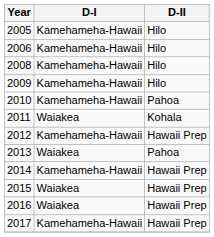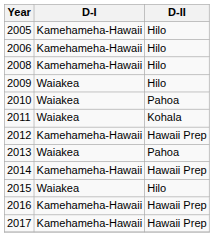(89, 83) Kamehameha-Hawaii -> (58, 83) Waiakea
(89, 100) Kamehameha-Hawaii -> (58, 100) Waiakea
(177, 188) Hawaii Prep -> (157, 188) Hilo
(58, 205) Waiakea -> (89, 205) Kamehameha-Hawaii
